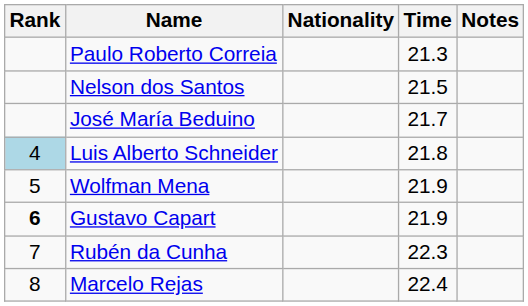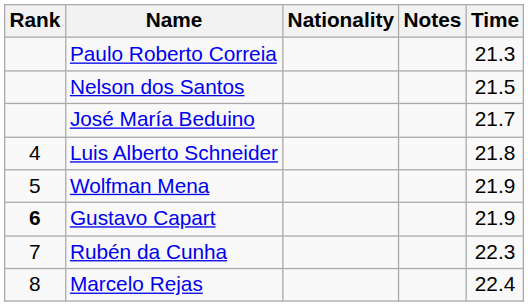columns swapped: (428, 20) <-> (490, 20)
(35, 152) lightblue background -> (35, 152) no background
